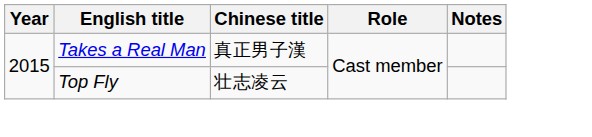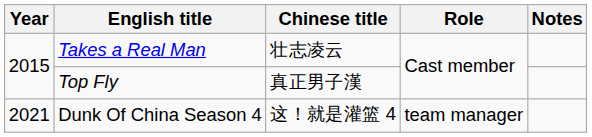(260, 49) 真正男子漢 -> (307, 49) 壮志凌云
(251, 82) 壮志凌云 -> (316, 82) 真正男子漢
+ row: (160, 115)
